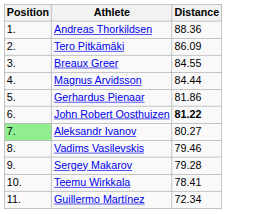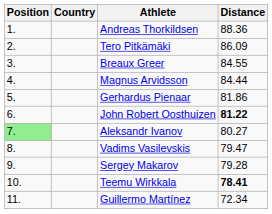+ column: (75, 13)
(188, 149) 79.46 -> (234, 149) 79.47
(188, 183) normal -> (234, 183) bold
